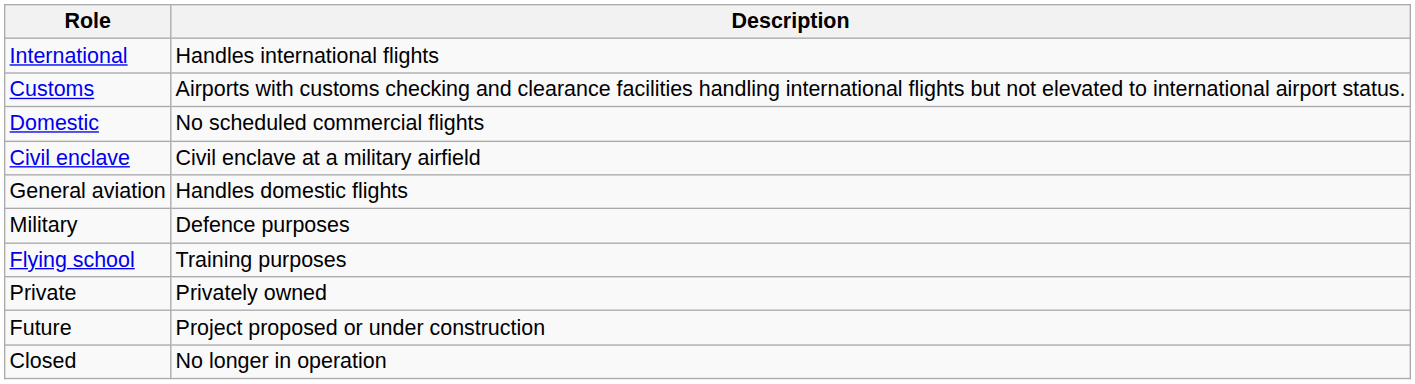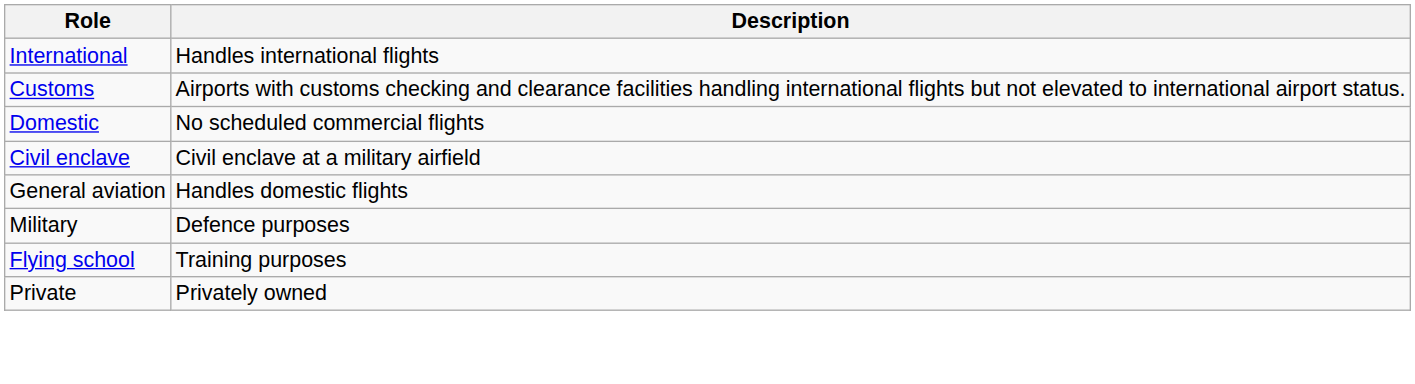- row: (41, 327)
- row: (43, 361)
